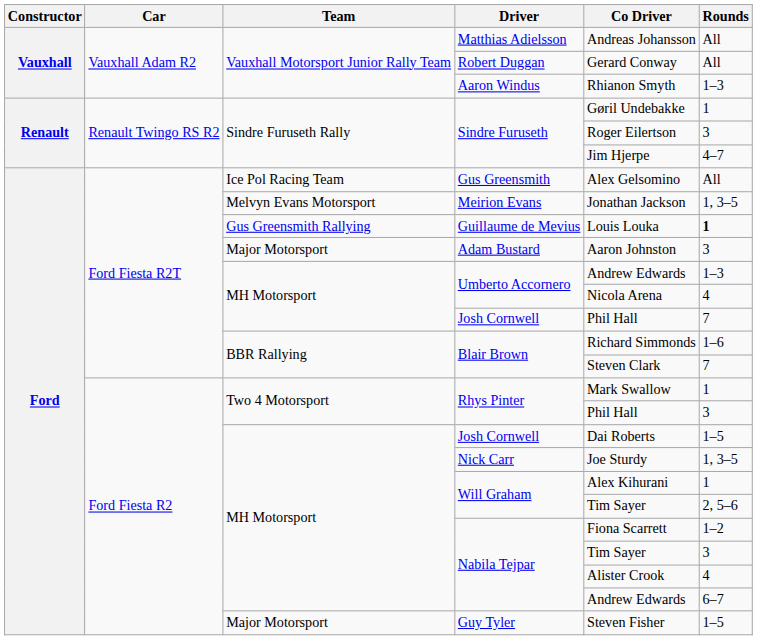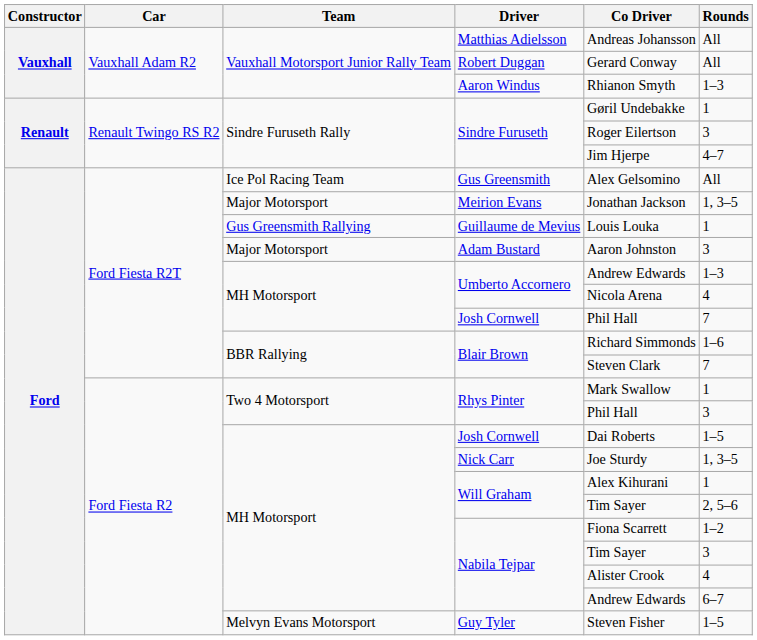(301, 202) Melvyn Evans Motorsport -> (277, 202) Major Motorsport
(706, 225) bold -> (706, 225) normal
(277, 622) Major Motorsport -> (301, 622) Melvyn Evans Motorsport
